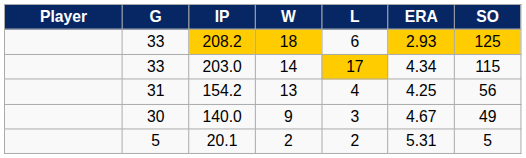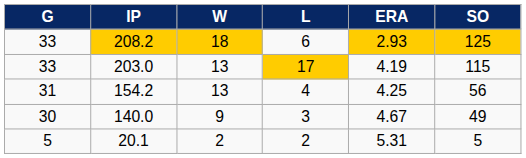- column: (63, 16)
(288, 66) 14 -> (220, 66) 13
(421, 66) 4.34 -> (392, 66) 4.19
